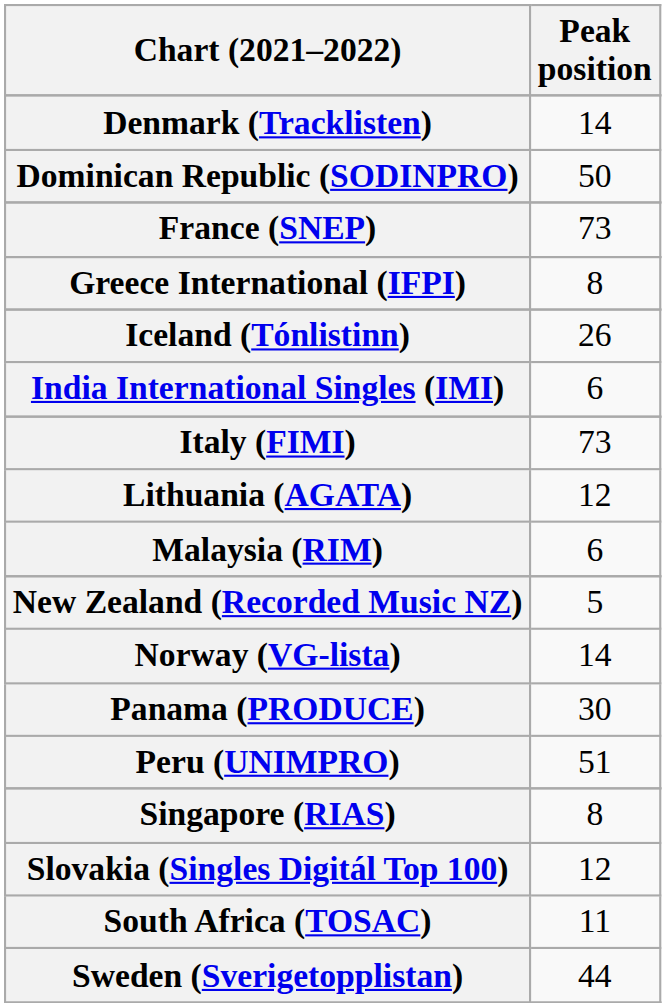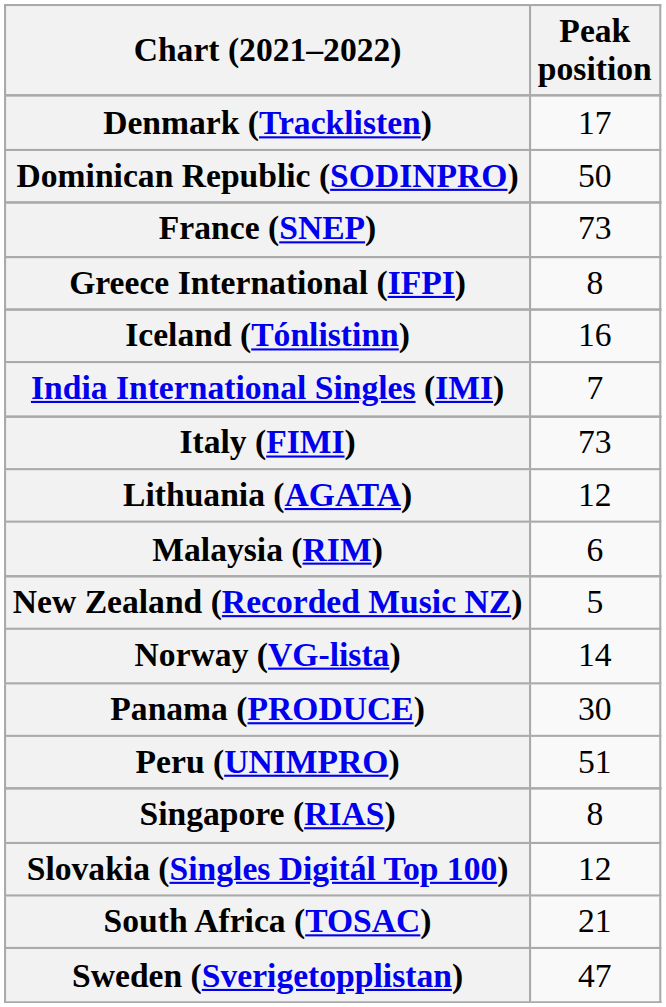(595, 122) 14 -> (595, 122) 17
(595, 335) 26 -> (595, 335) 16
(595, 388) 6 -> (595, 388) 7
(595, 921) 11 -> (595, 921) 21
(595, 974) 44 -> (595, 974) 47
